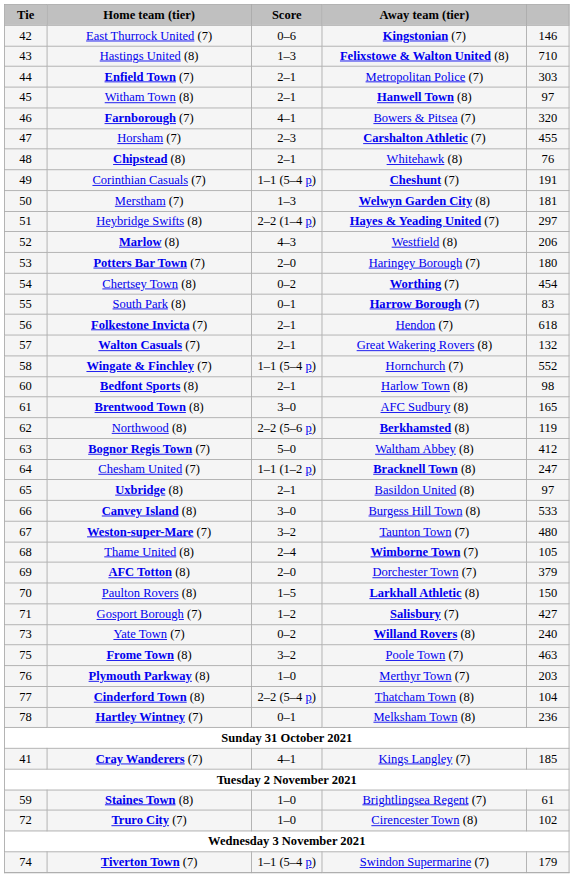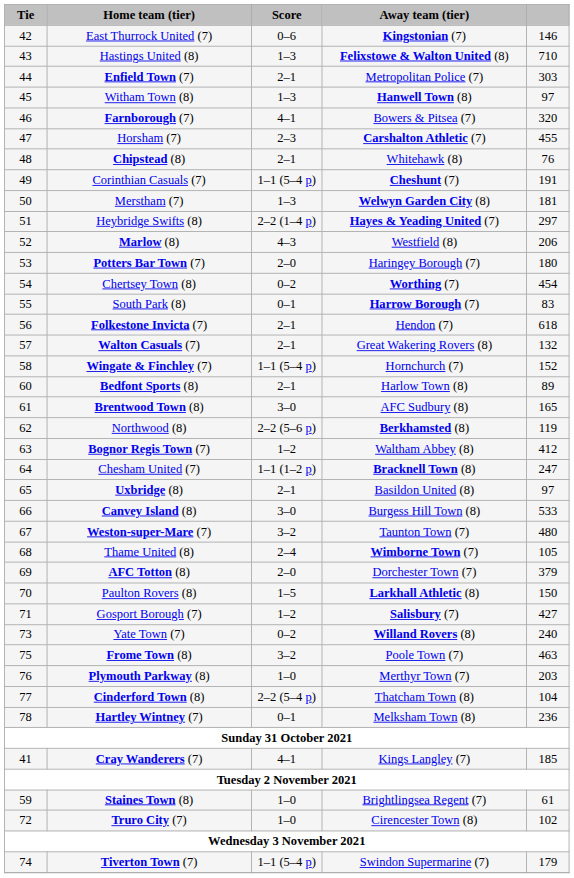(287, 97) 2–1 -> (287, 97) 1–3
(548, 366) 552 -> (548, 366) 152
(548, 387) 98 -> (548, 387) 89
(287, 449) 5–0 -> (287, 449) 1–2
